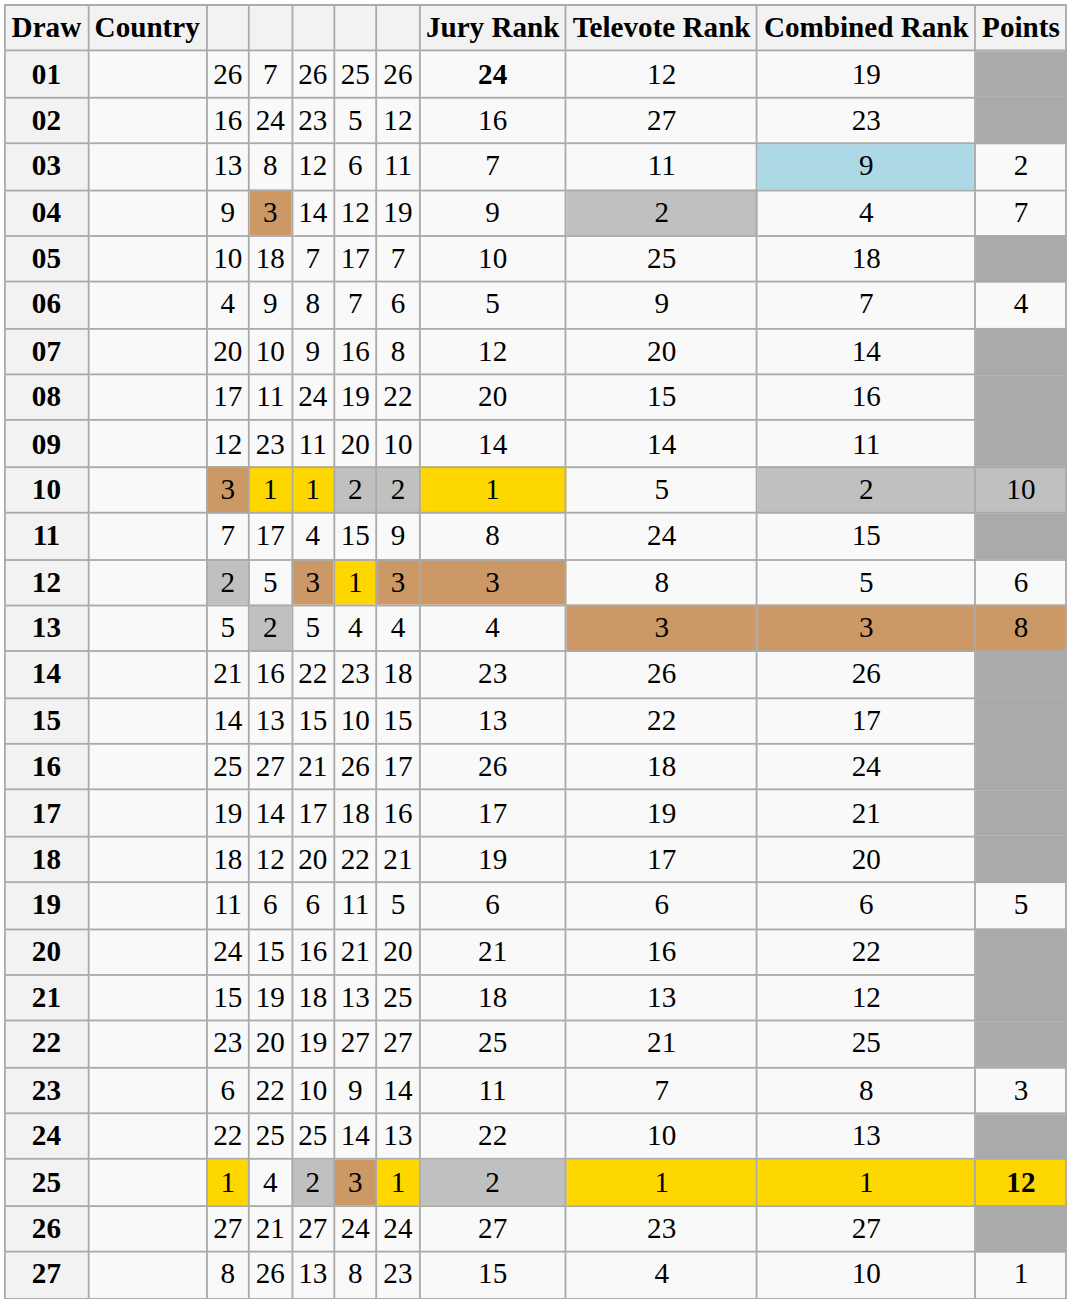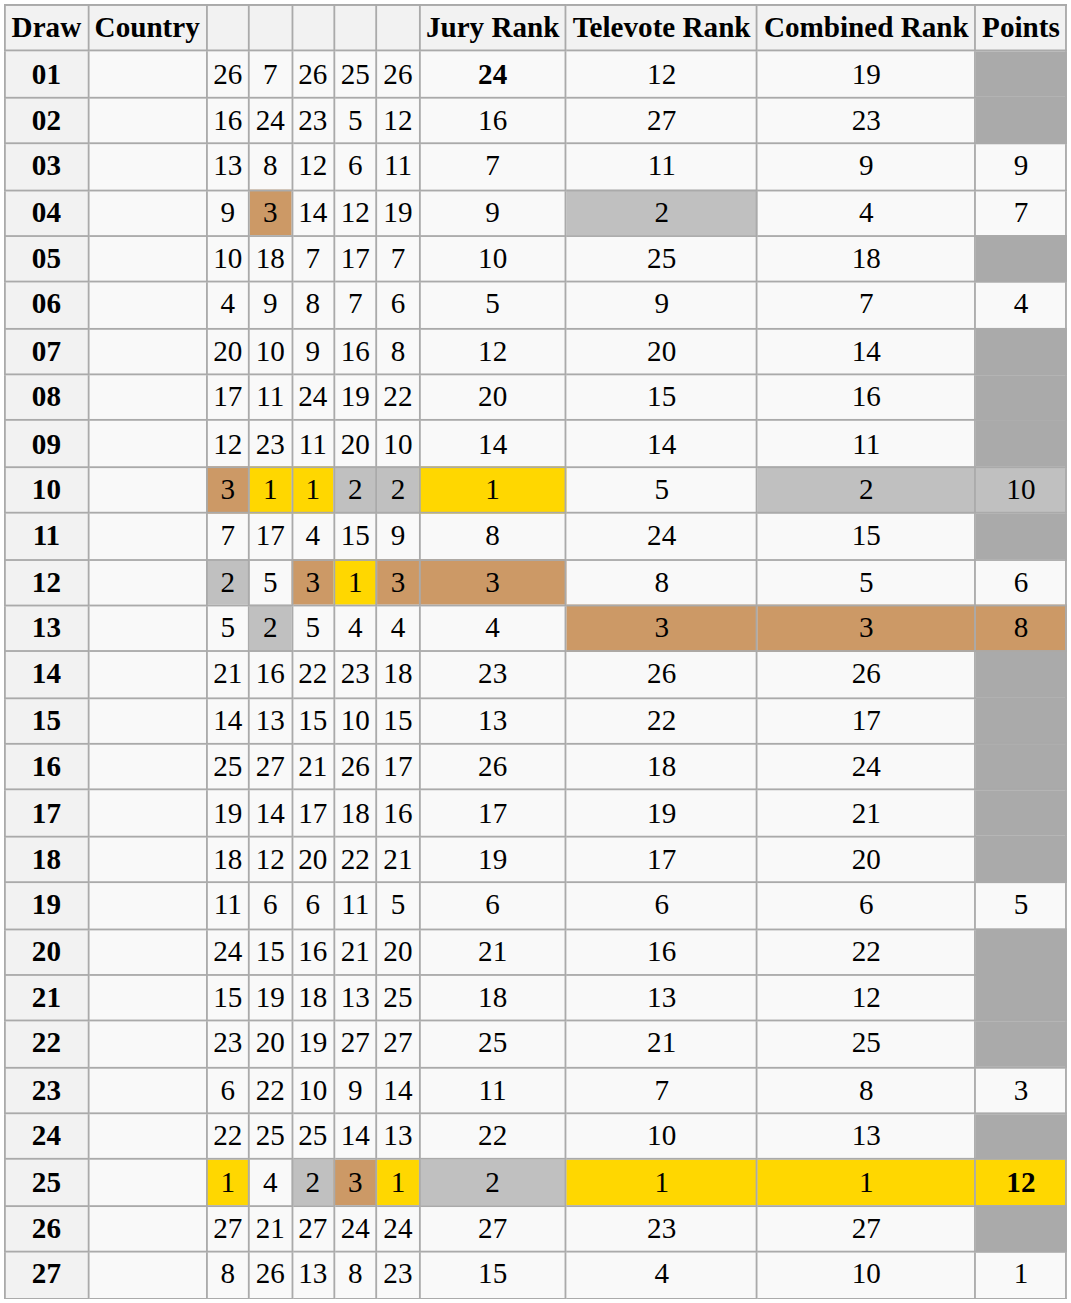(866, 166) lightblue background -> (866, 166) no background
(1021, 166) 2 -> (1021, 166) 9
